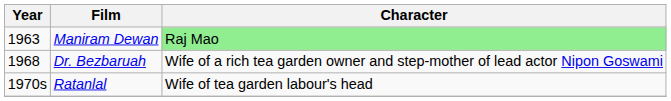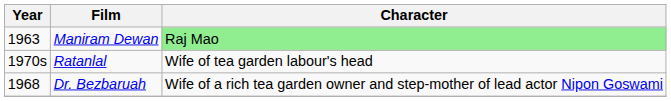rows swapped: (100, 61) <-> (80, 84)
